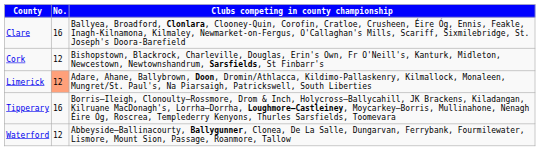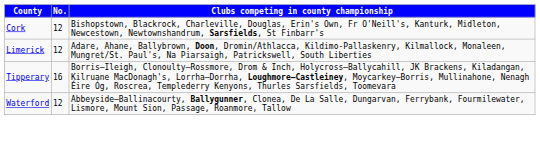- row: (18, 33)
(58, 82) lightsalmon background -> (58, 50) no background
